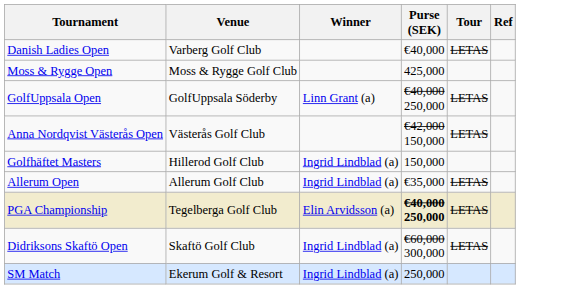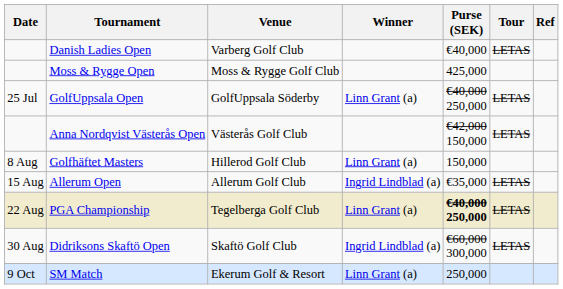+ column: (25, 22)
(351, 161) Ingrid Lindblad (a) -> (381, 161) Linn Grant (a)
(349, 210) Elin Arvidsson (a) -> (381, 210) Linn Grant (a)
(351, 273) Ingrid Lindblad (a) -> (381, 273) Linn Grant (a)
